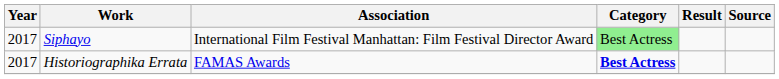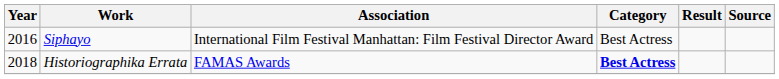(22, 39) 2017 -> (22, 39) 2016
(636, 39) lightgreen background -> (636, 39) no background
(22, 62) 2017 -> (22, 62) 2018
